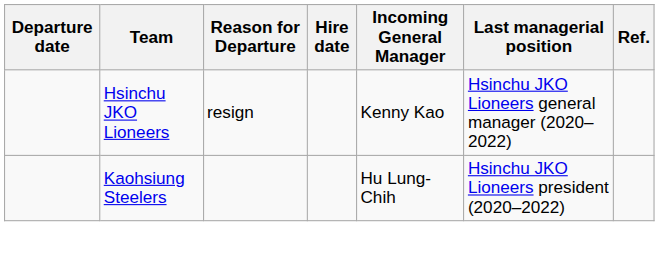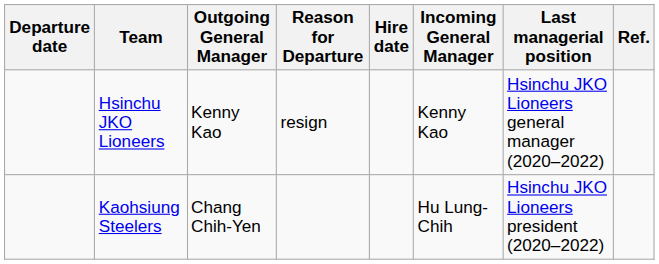+ column: (232, 37)
